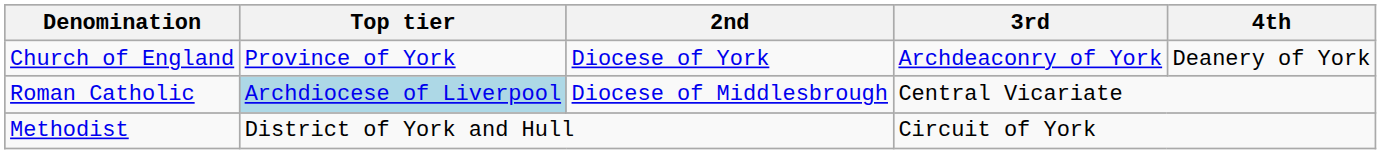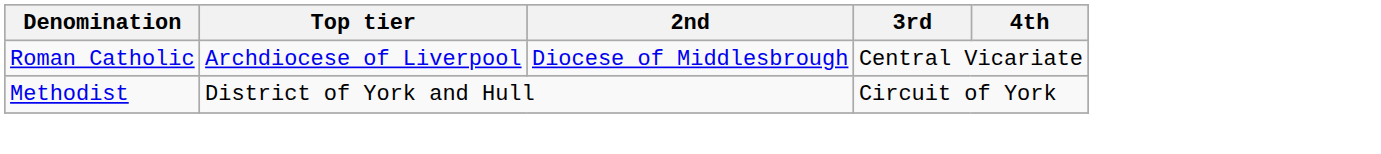- row: (122, 59)
(403, 94) lightblue background -> (363, 59) no background
